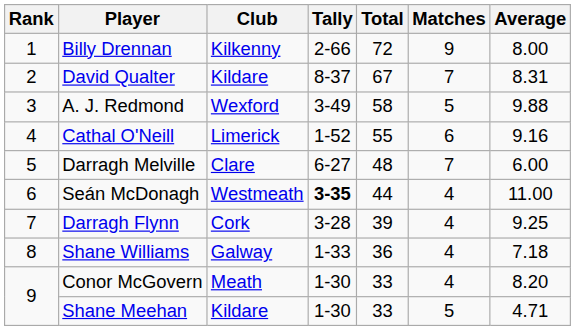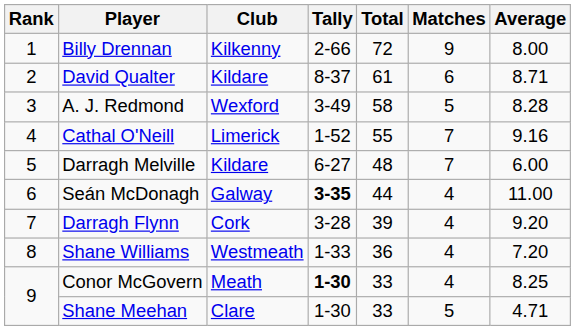(382, 77) 67 -> (382, 77) 61
(449, 77) 7 -> (449, 77) 6
(530, 77) 8.31 -> (530, 77) 8.71
(530, 106) 9.88 -> (530, 106) 8.28
(449, 135) 6 -> (449, 135) 7
(233, 164) Clare -> (240, 164) Kildare
(257, 194) Westmeath -> (242, 194) Galway
(530, 223) 9.25 -> (530, 223) 9.20
(242, 252) Galway -> (257, 252) Westmeath
(530, 252) 7.18 -> (530, 252) 7.20
(332, 281) normal -> (332, 281) bold
(530, 281) 8.20 -> (530, 281) 8.25
(240, 310) Kildare -> (233, 310) Clare
